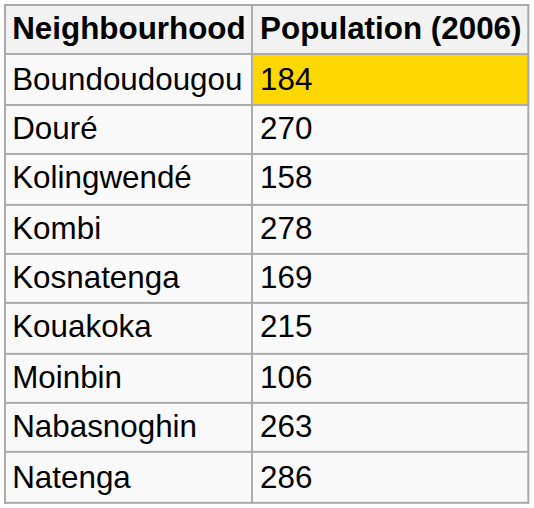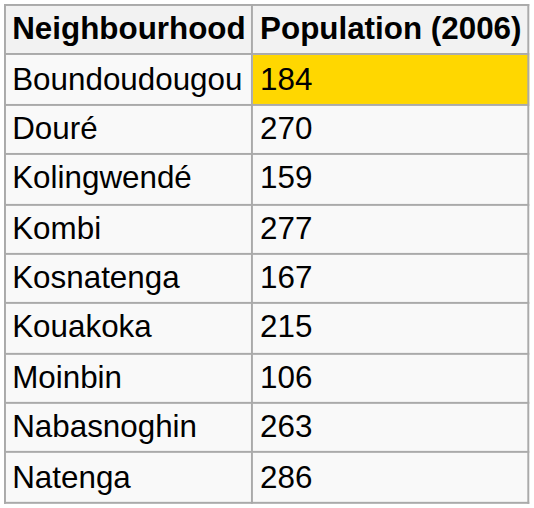(286, 178) 158 -> (286, 178) 159
(286, 228) 278 -> (286, 228) 277
(286, 278) 169 -> (286, 278) 167
